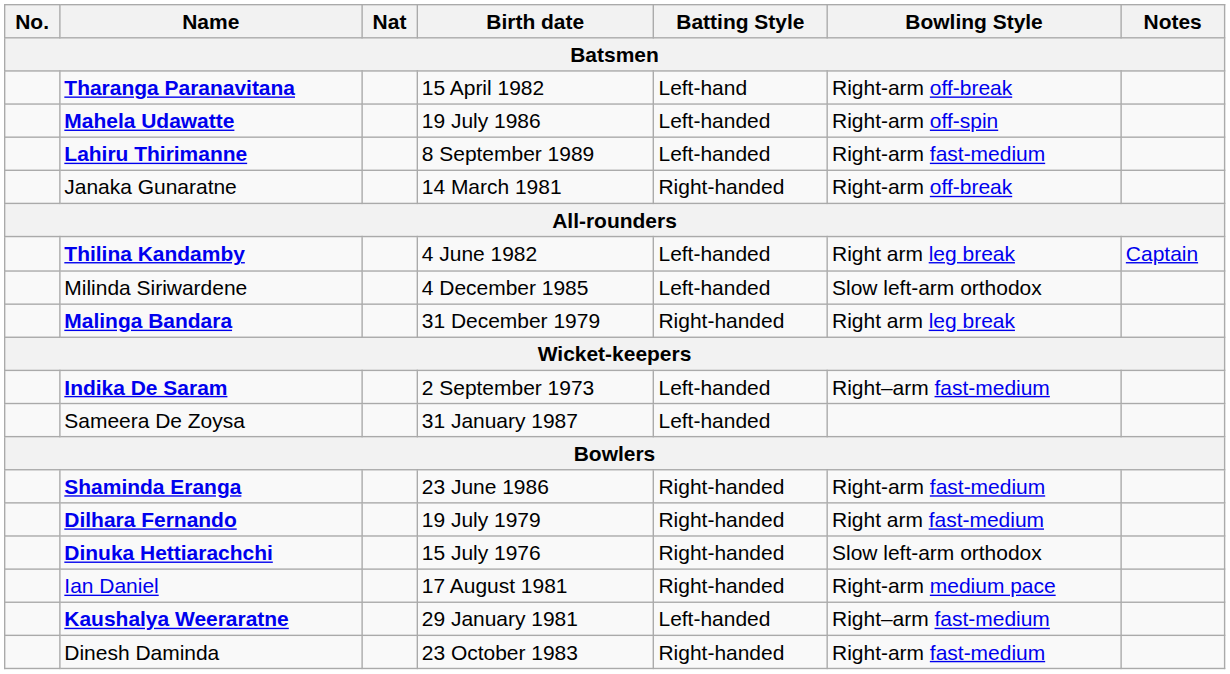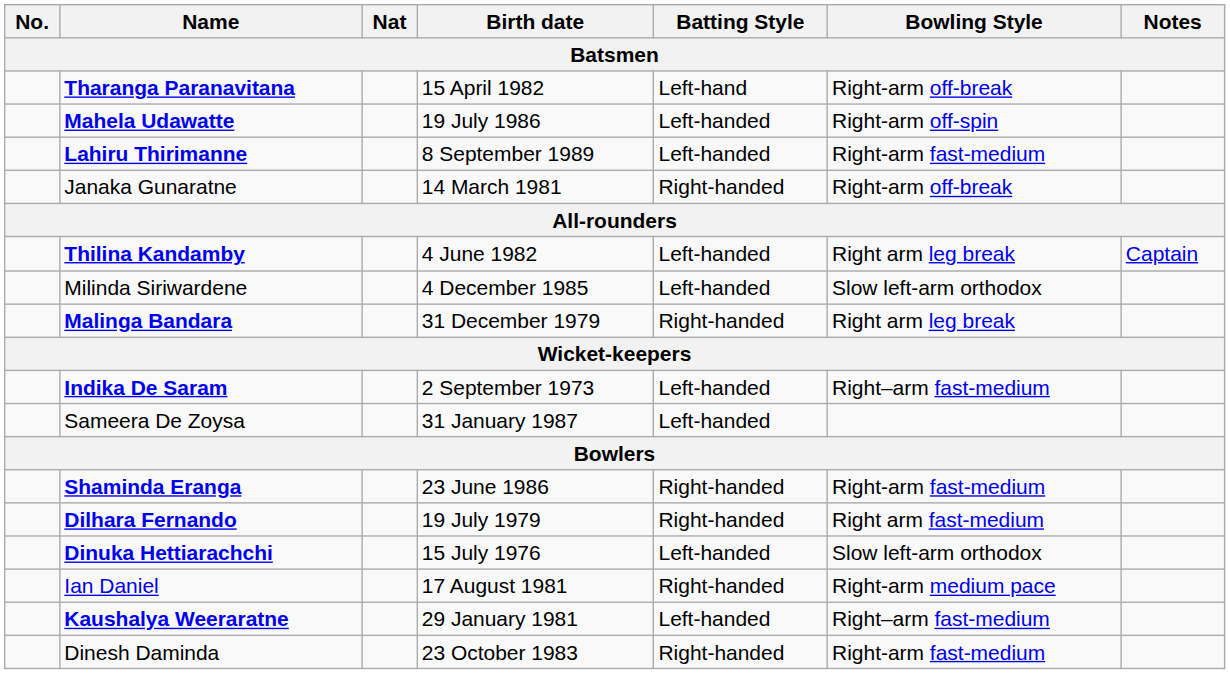(721, 553) Right-handed -> (714, 553) Left-handed
